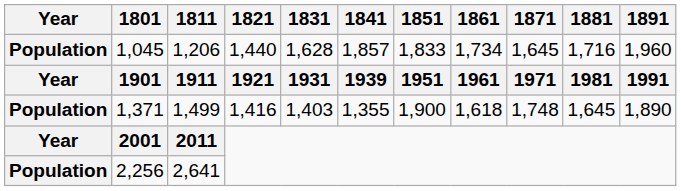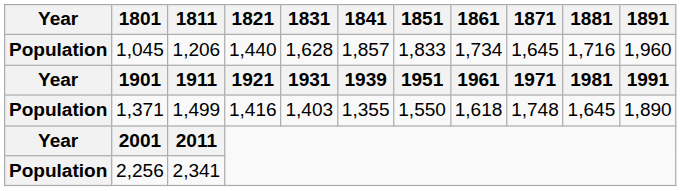(422, 110) 1,900 -> (422, 110) 1,550
(196, 170) 2,641 -> (196, 170) 2,341
